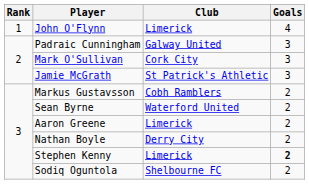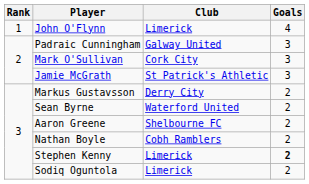(183, 92) Cobh Ramblers -> (174, 92) Derry City
(169, 124) Limerick -> (183, 124) Shelbourne FC
(174, 139) Derry City -> (183, 139) Cobh Ramblers
(183, 171) Shelbourne FC -> (169, 171) Limerick
